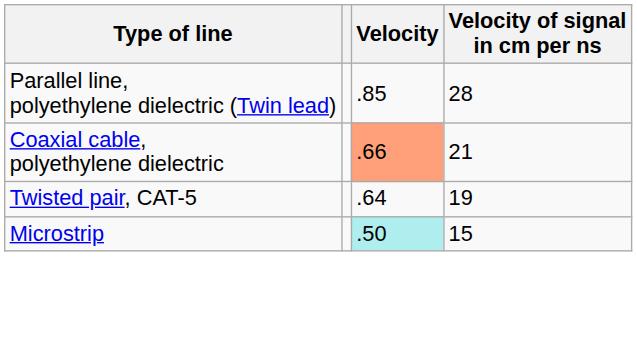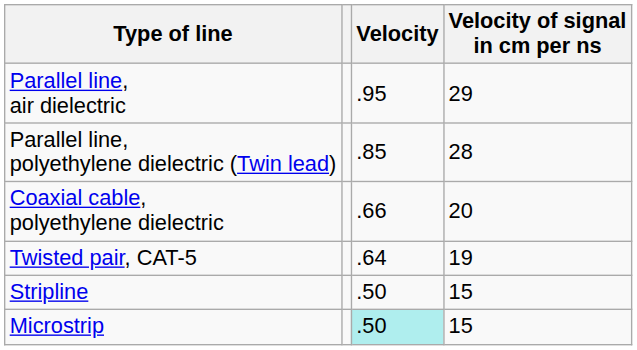+ row: (69, 92)
(371, 151) lightsalmon background -> (371, 210) no background
(461, 151) 21 -> (461, 210) 20
+ row: (49, 292)
